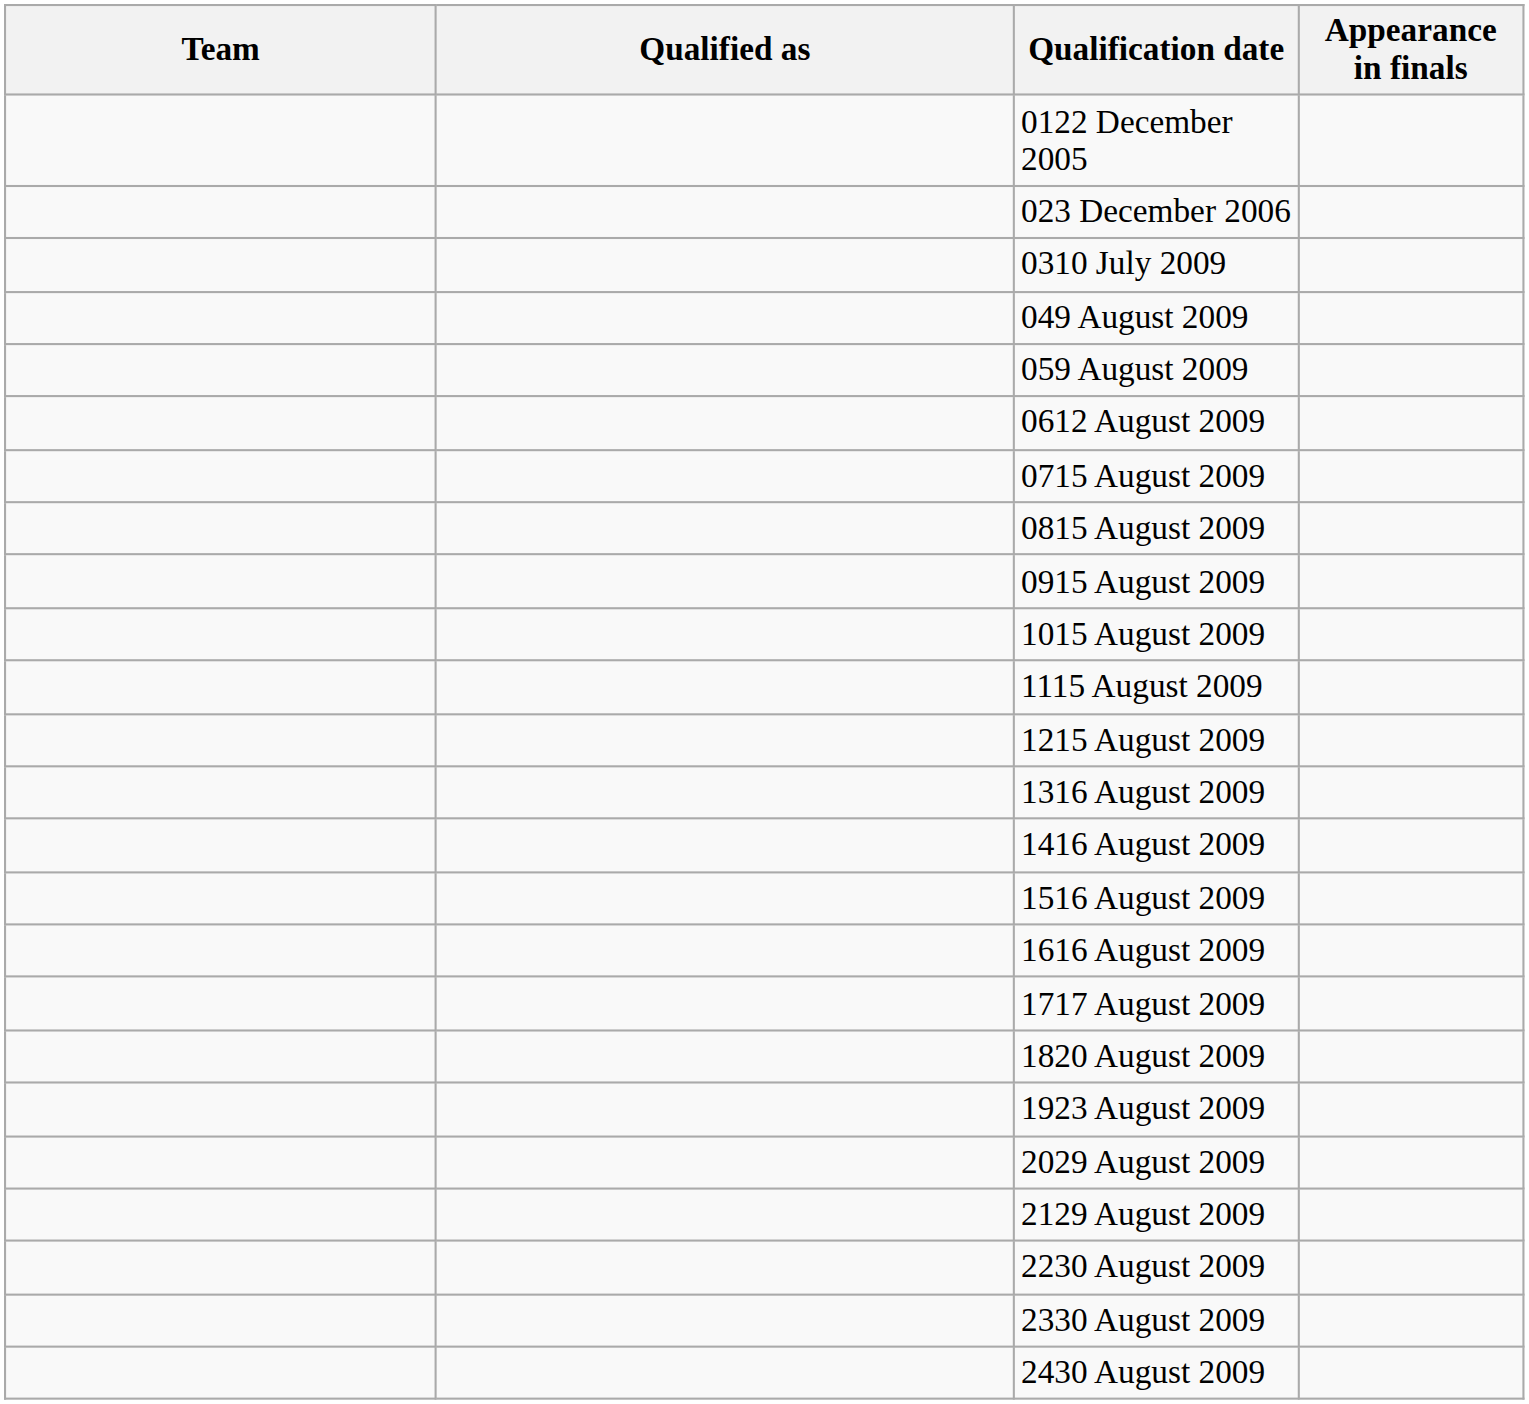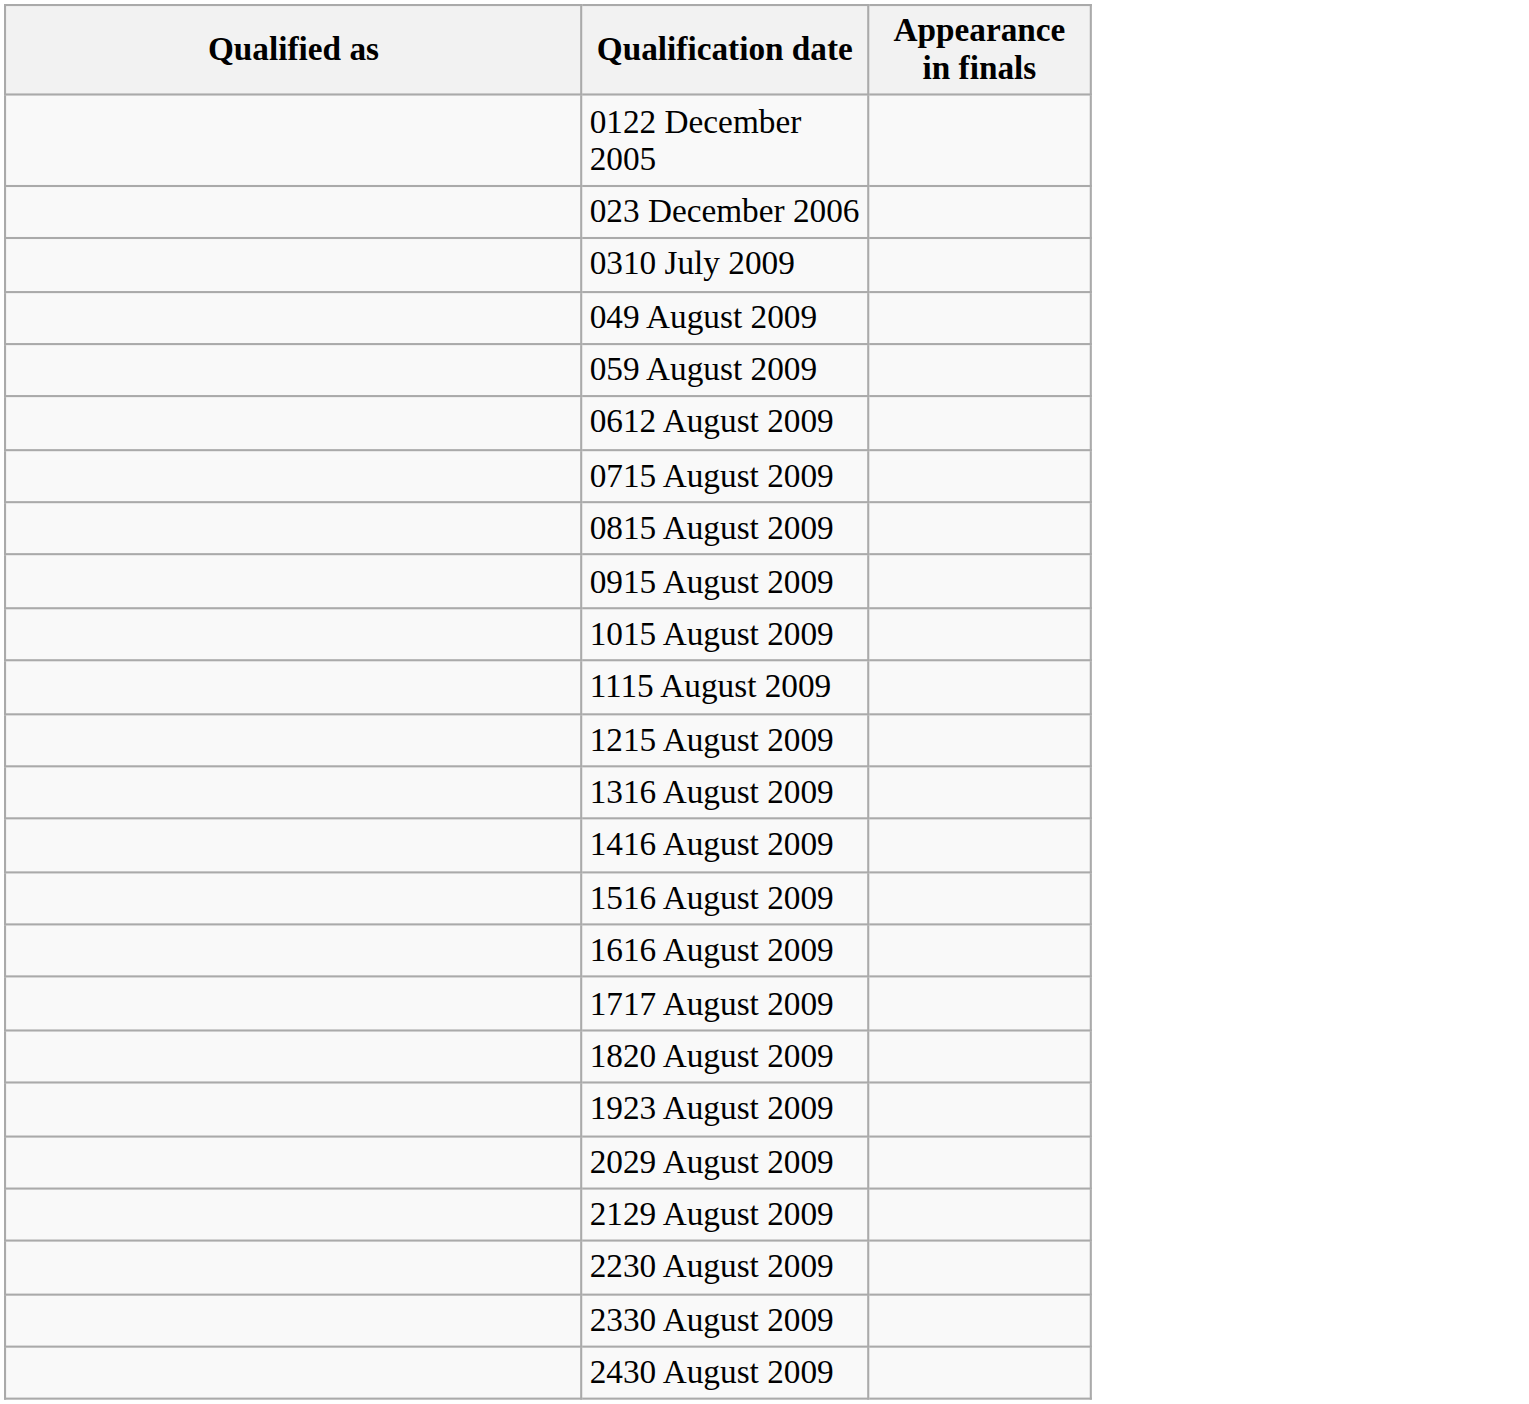- column: (221, 49)
